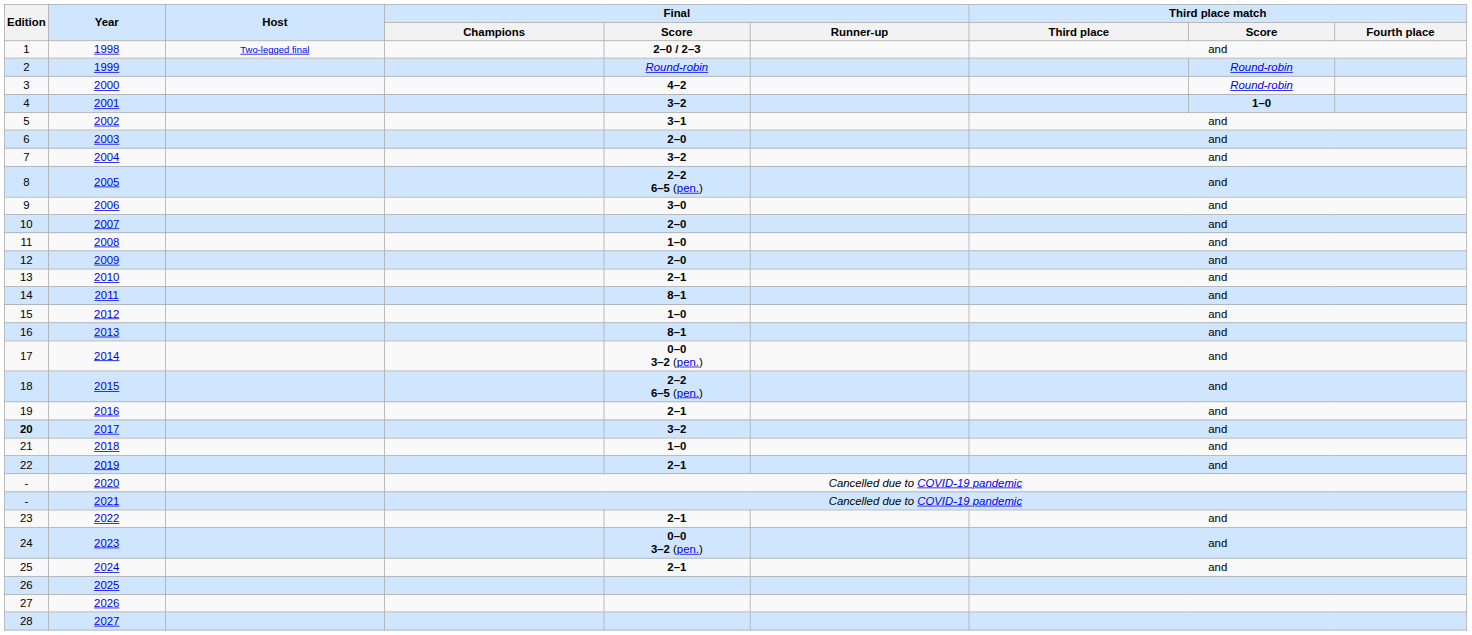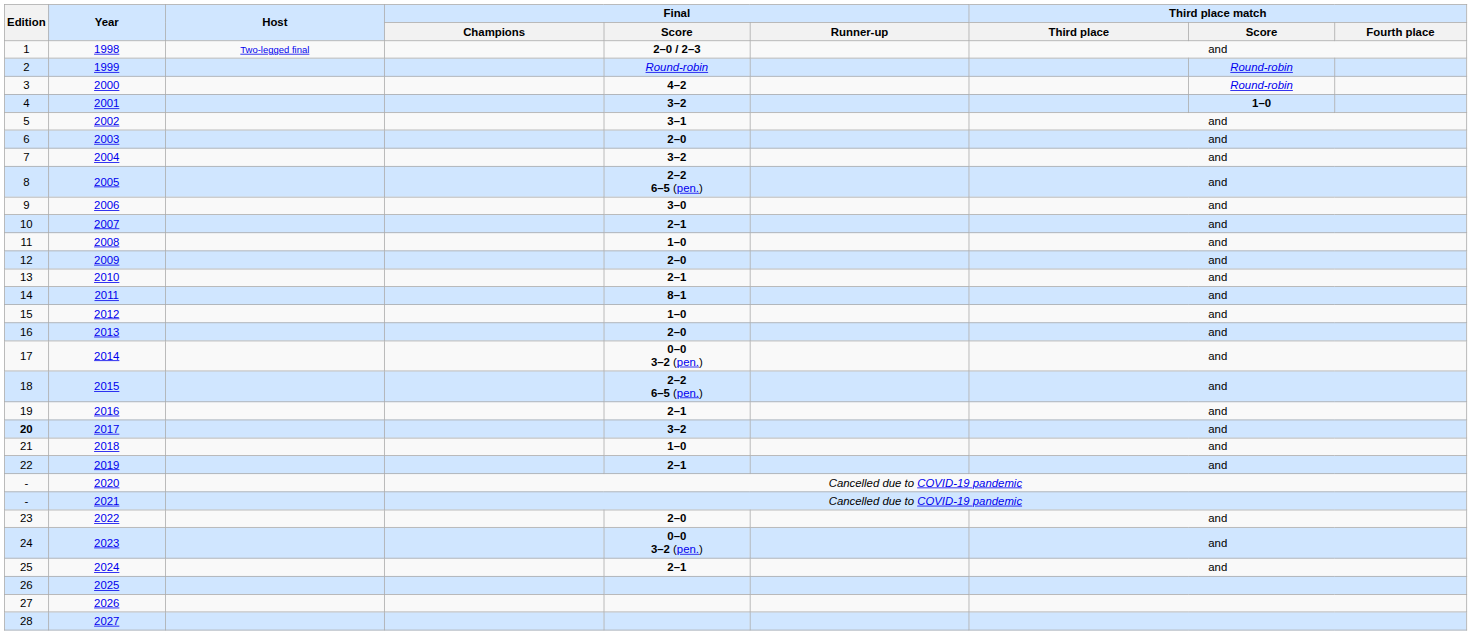(677, 224) 2–0 -> (677, 224) 2–1
(677, 332) 8–1 -> (677, 332) 2–0
(677, 519) 2–1 -> (677, 519) 2–0
